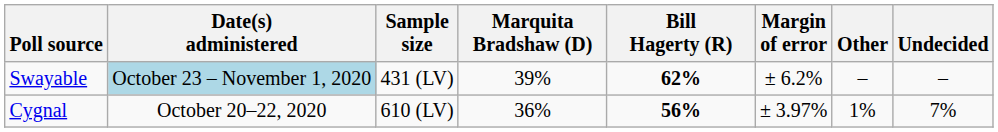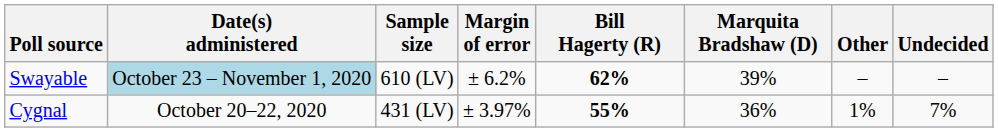columns swapped: (794, 33) <-> (533, 33)
(417, 78) 431 (LV) -> (417, 78) 610 (LV)
(417, 111) 610 (LV) -> (417, 111) 431 (LV)
(681, 111) 56% -> (610, 111) 55%
